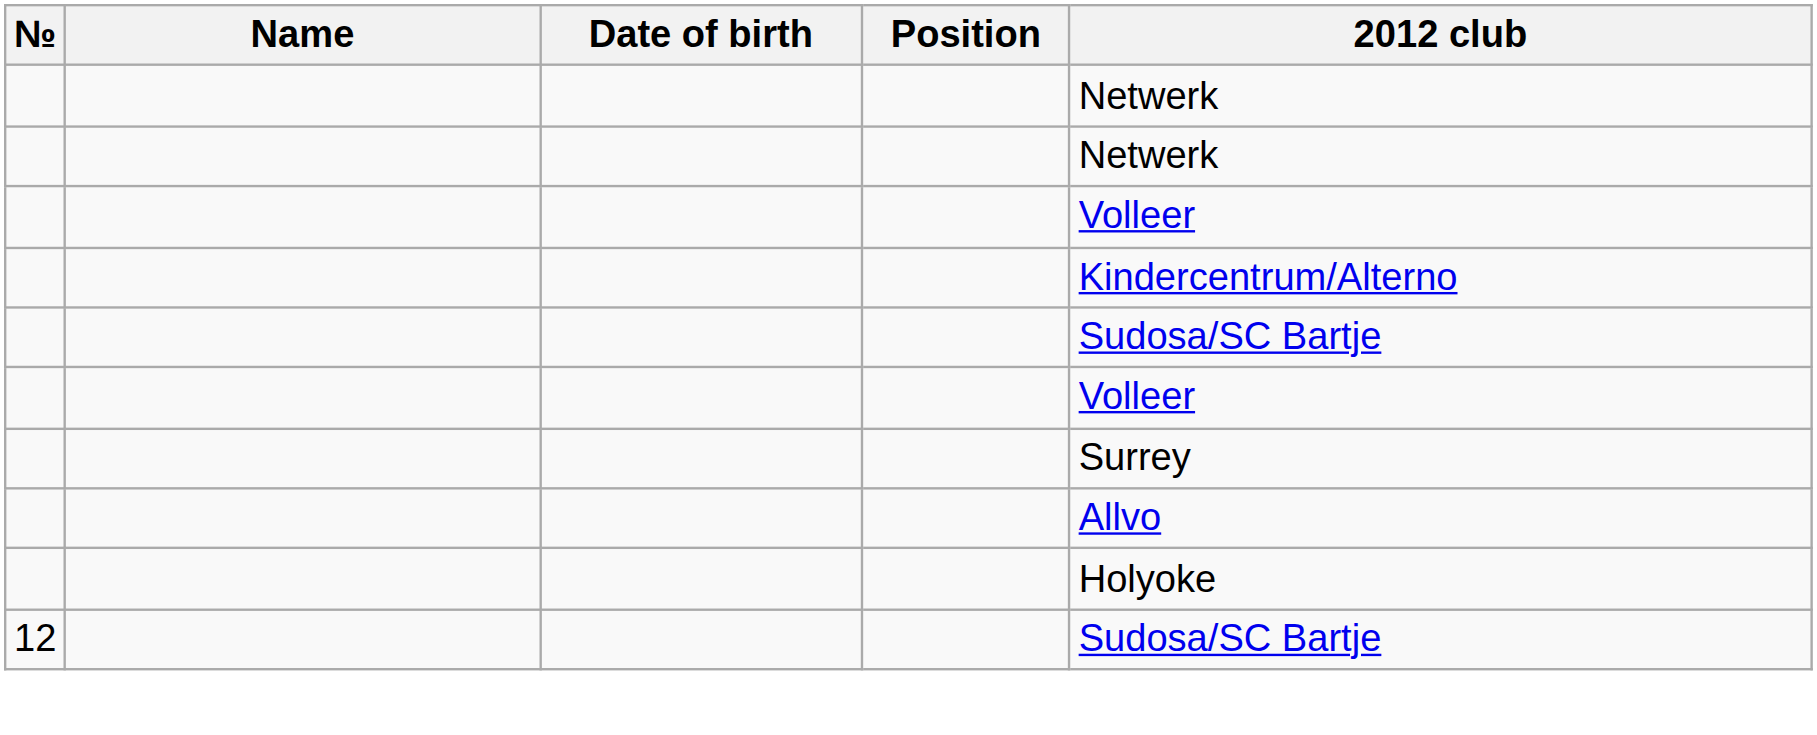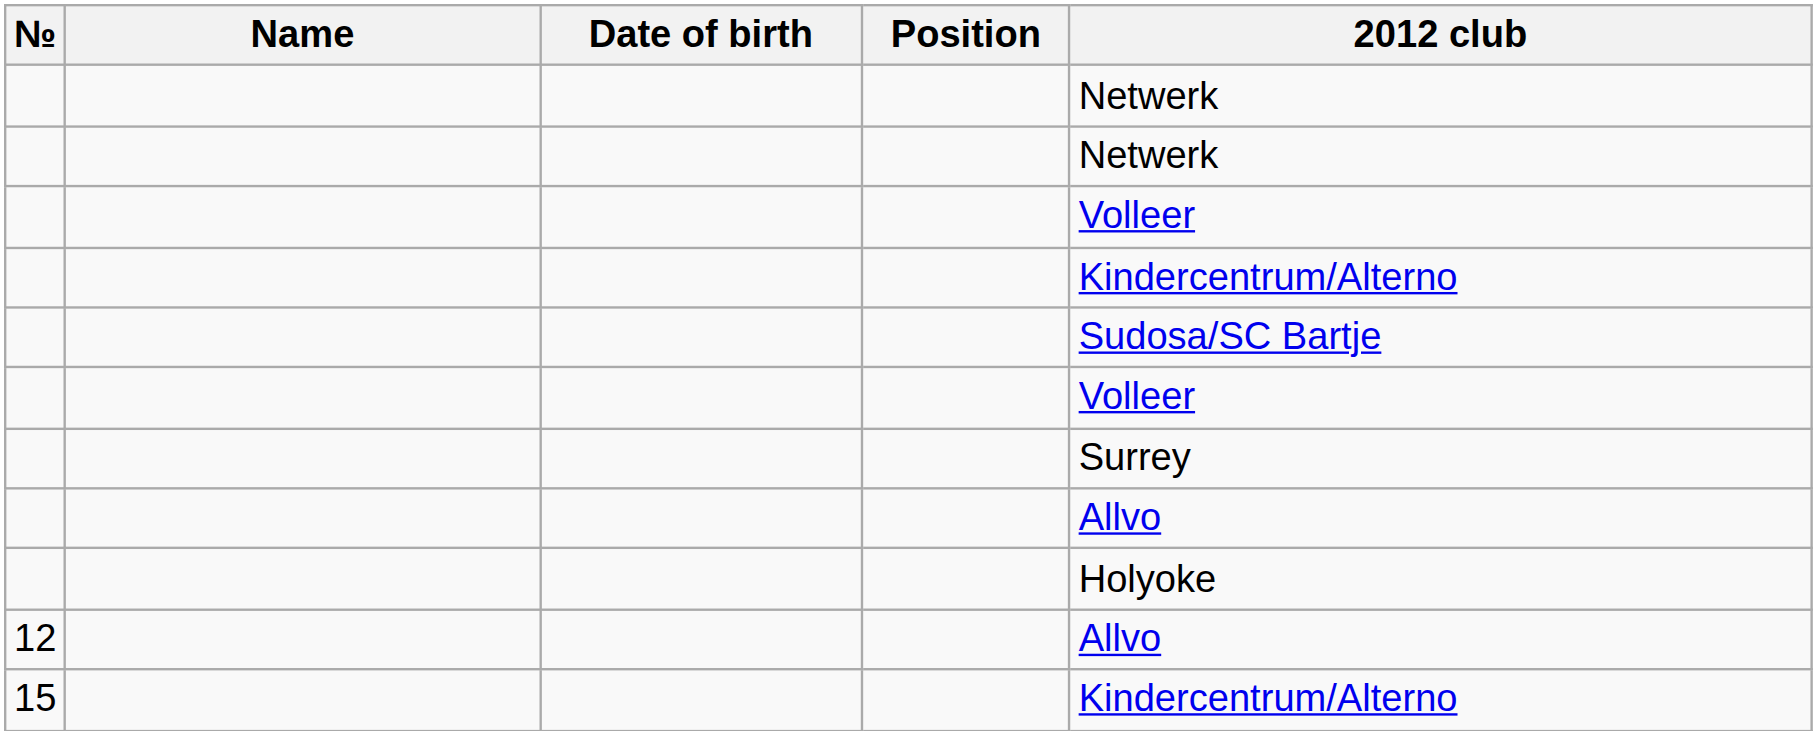(1230, 638) Sudosa/SC Bartje -> (1120, 638) Allvo
+ row: (35, 699)
